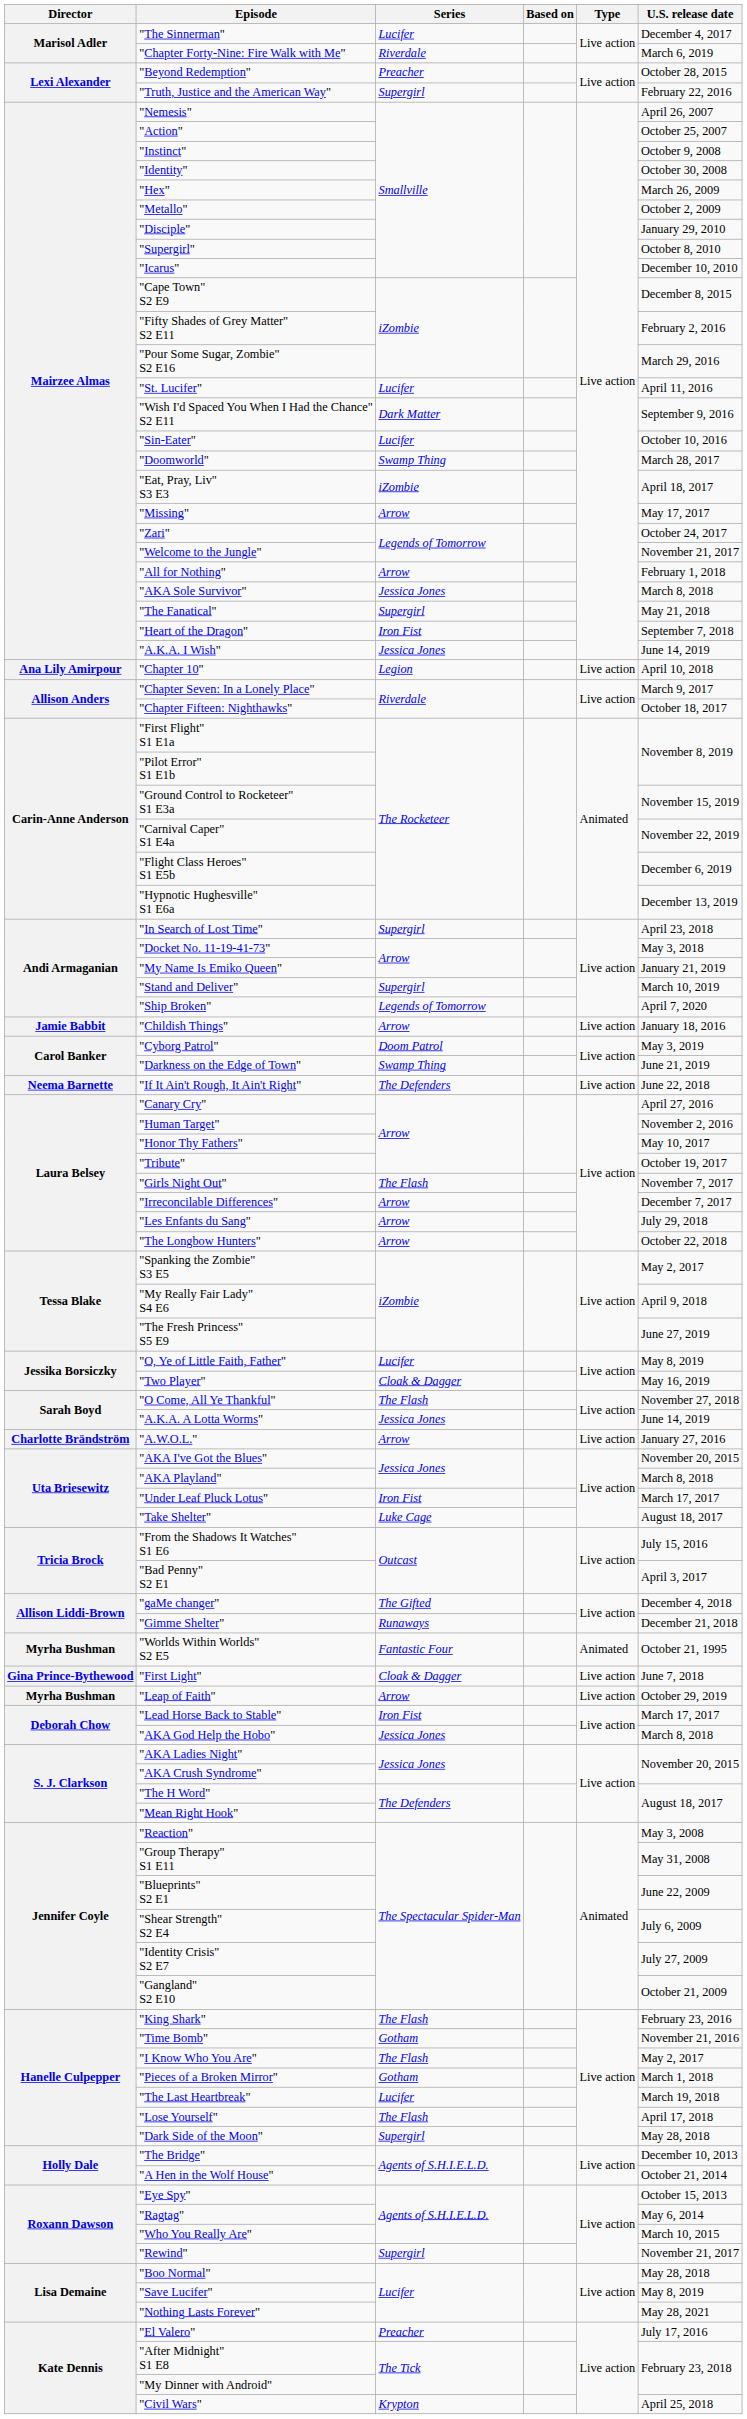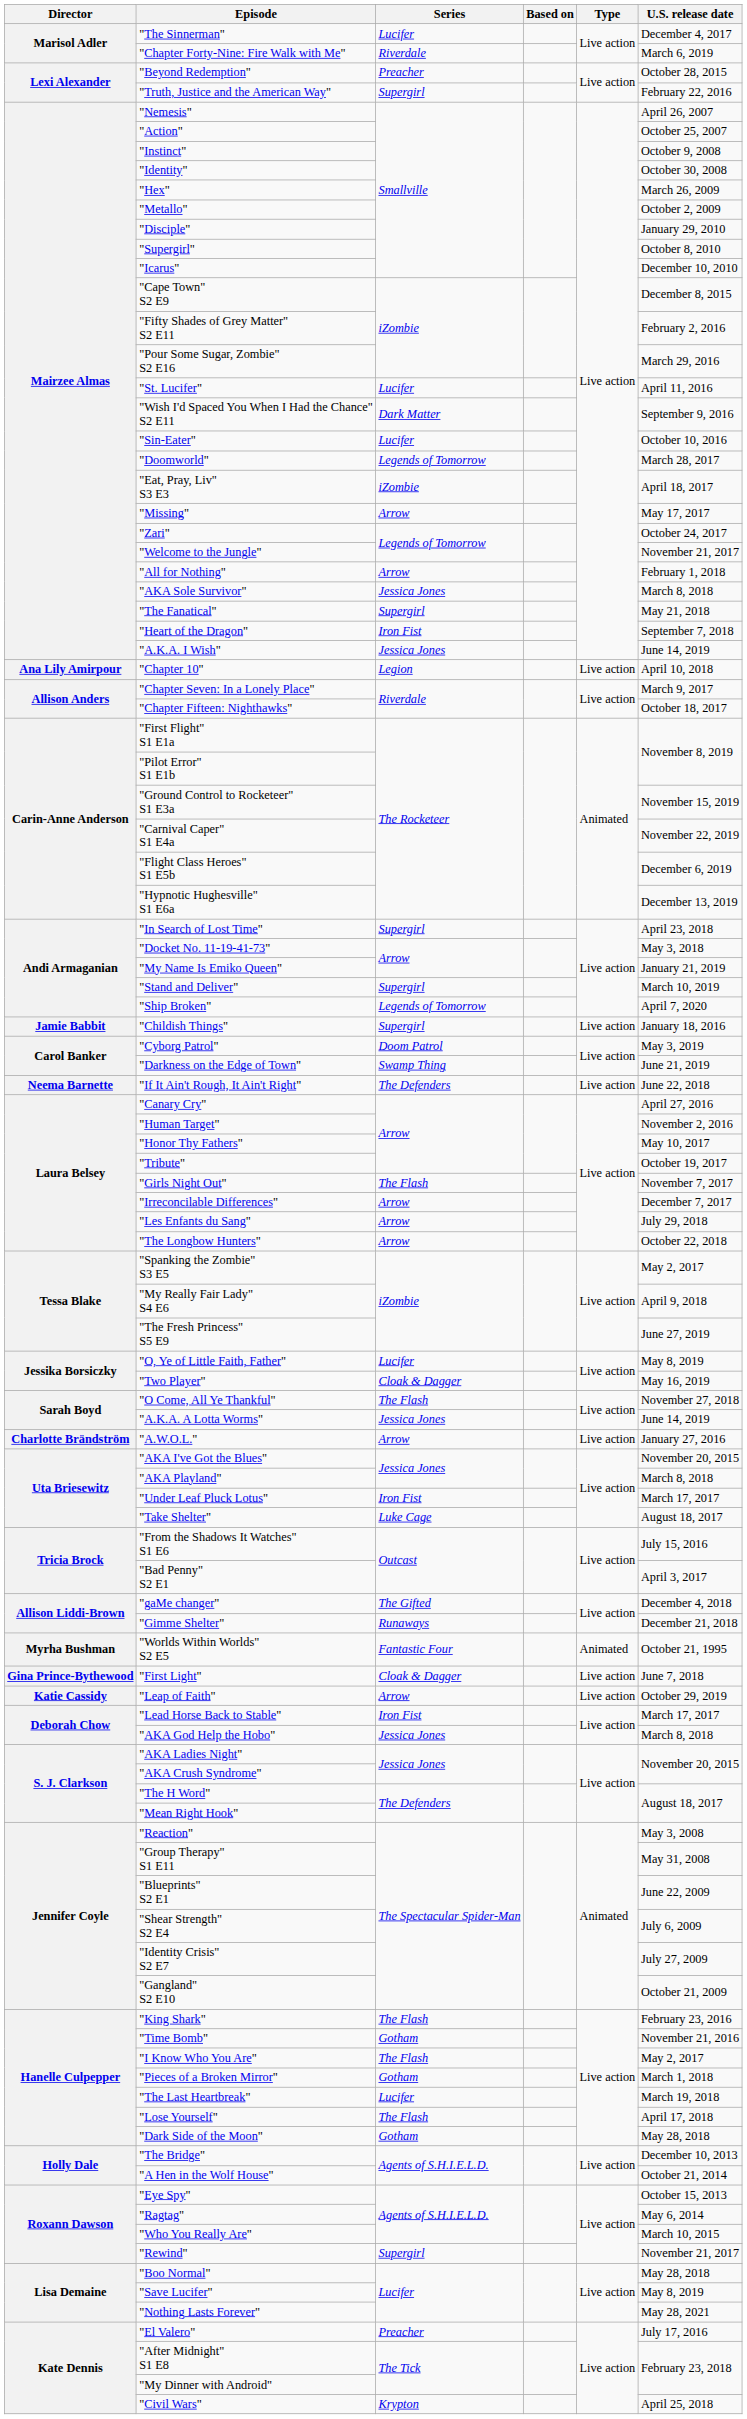(412, 460) Swamp Thing -> (432, 460) Legends of Tomorrow
(394, 1026) Arrow -> (402, 1026) Supergirl
(70, 1695) Myrha Bushman -> (70, 1695) Katie Cassidy
(402, 2136) Supergirl -> (398, 2136) Gotham
